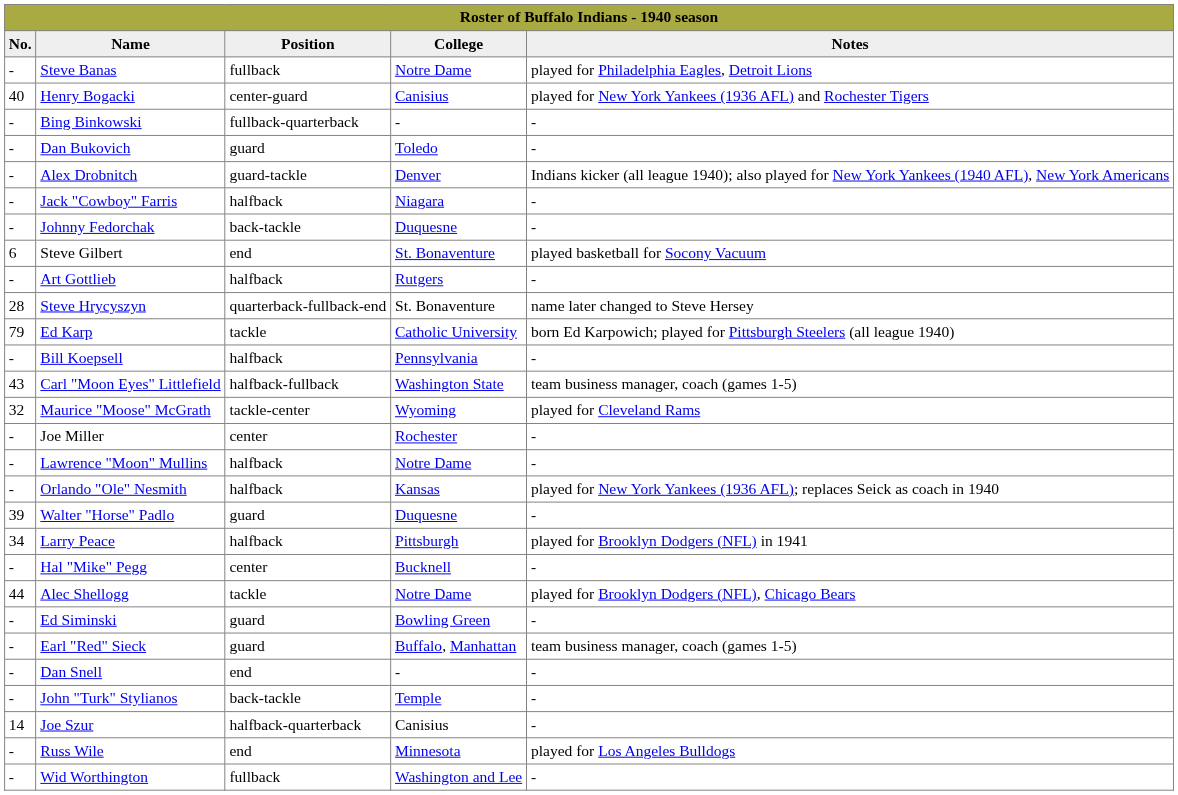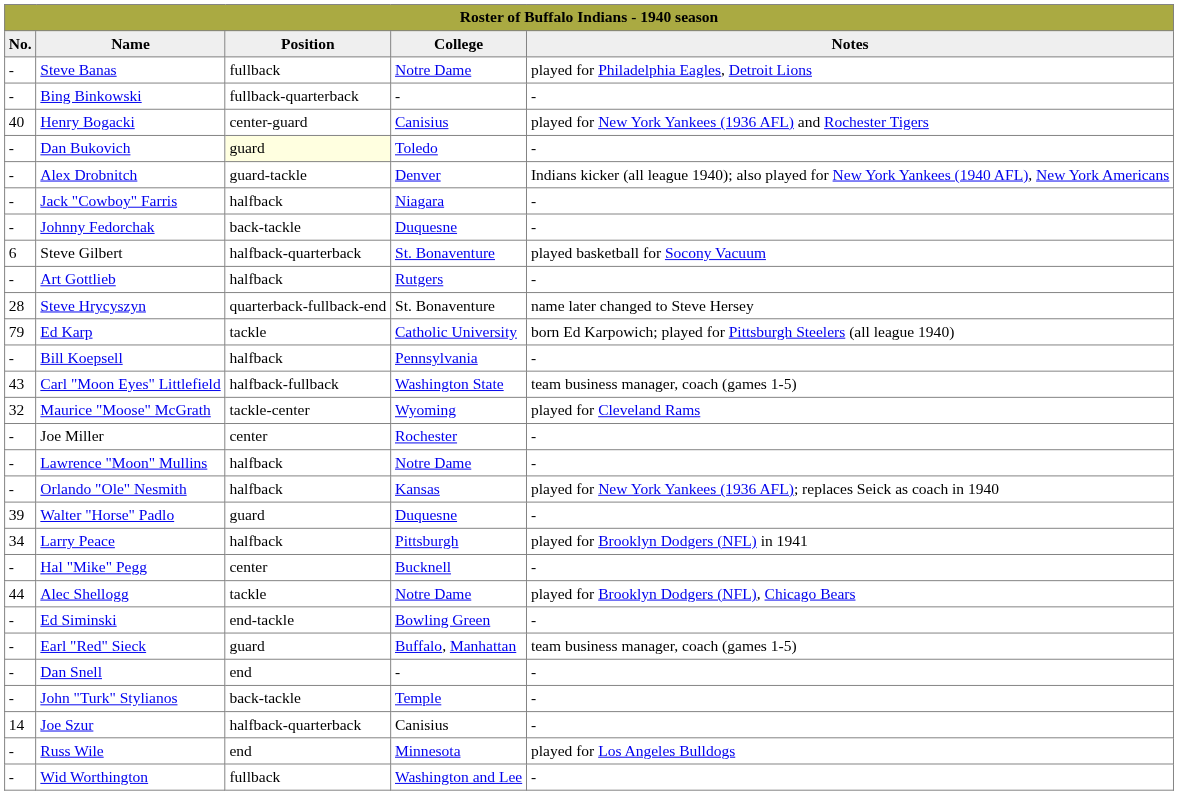rows swapped: (91, 122) <-> (88, 96)
(247, 148) no background -> (247, 148) lightyellow background
(241, 253) end -> (295, 253) halfback-quarterback
(247, 619) guard -> (262, 619) end-tackle
